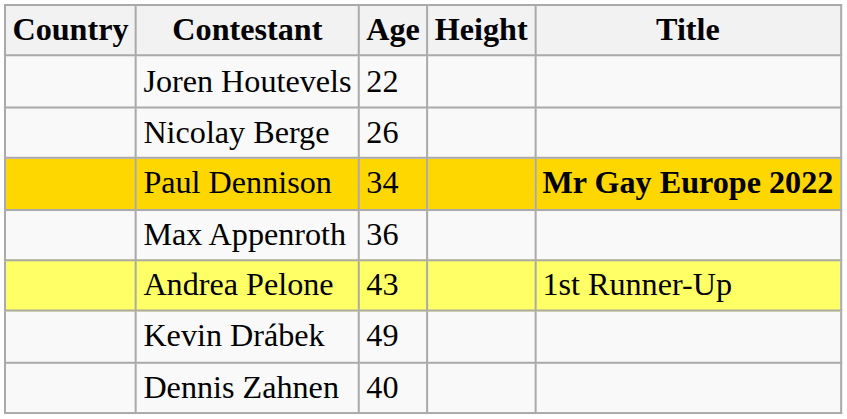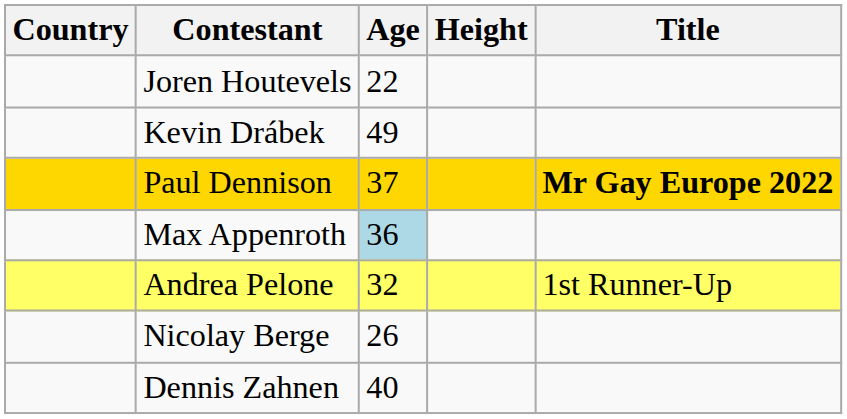rows swapped: (234, 336) <-> (236, 132)
(382, 183) 34 -> (382, 183) 37
(382, 234) no background -> (382, 234) lightblue background
(382, 285) 43 -> (382, 285) 32
